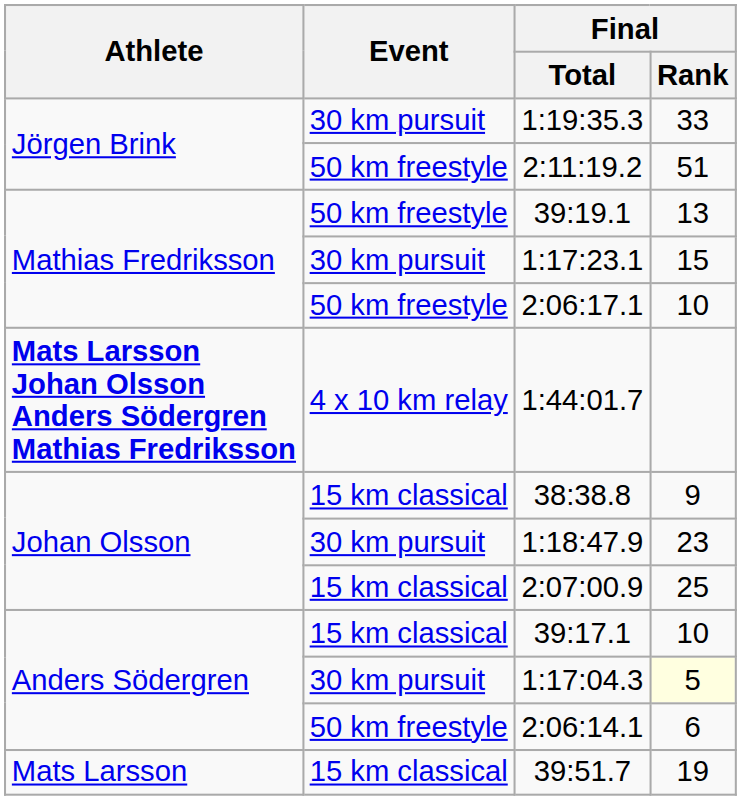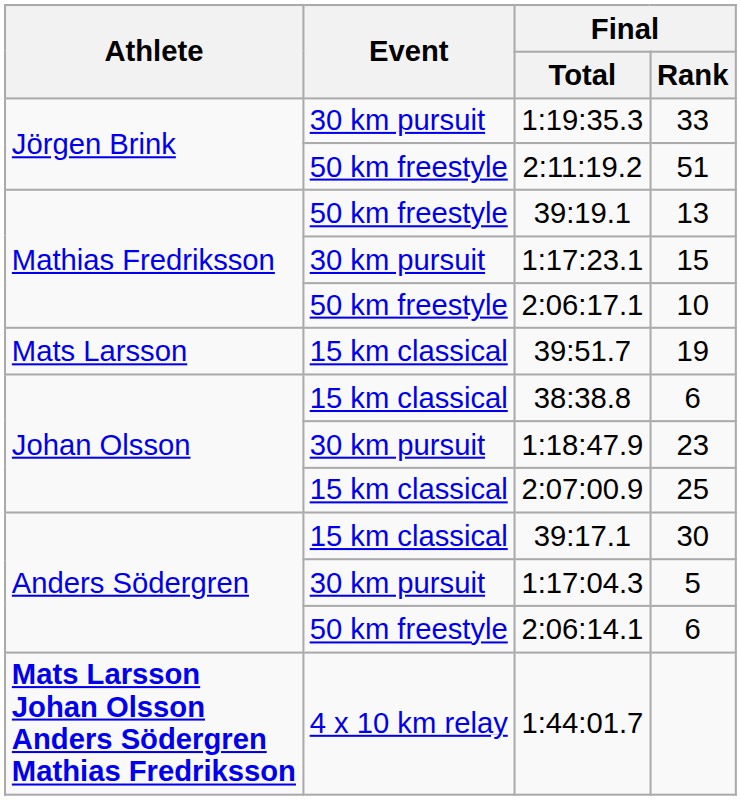rows swapped: (582, 772) <-> (582, 400)
(693, 495) 9 -> (693, 398) 6
(693, 634) 10 -> (693, 537) 30
(693, 680) lightyellow background -> (693, 583) no background
